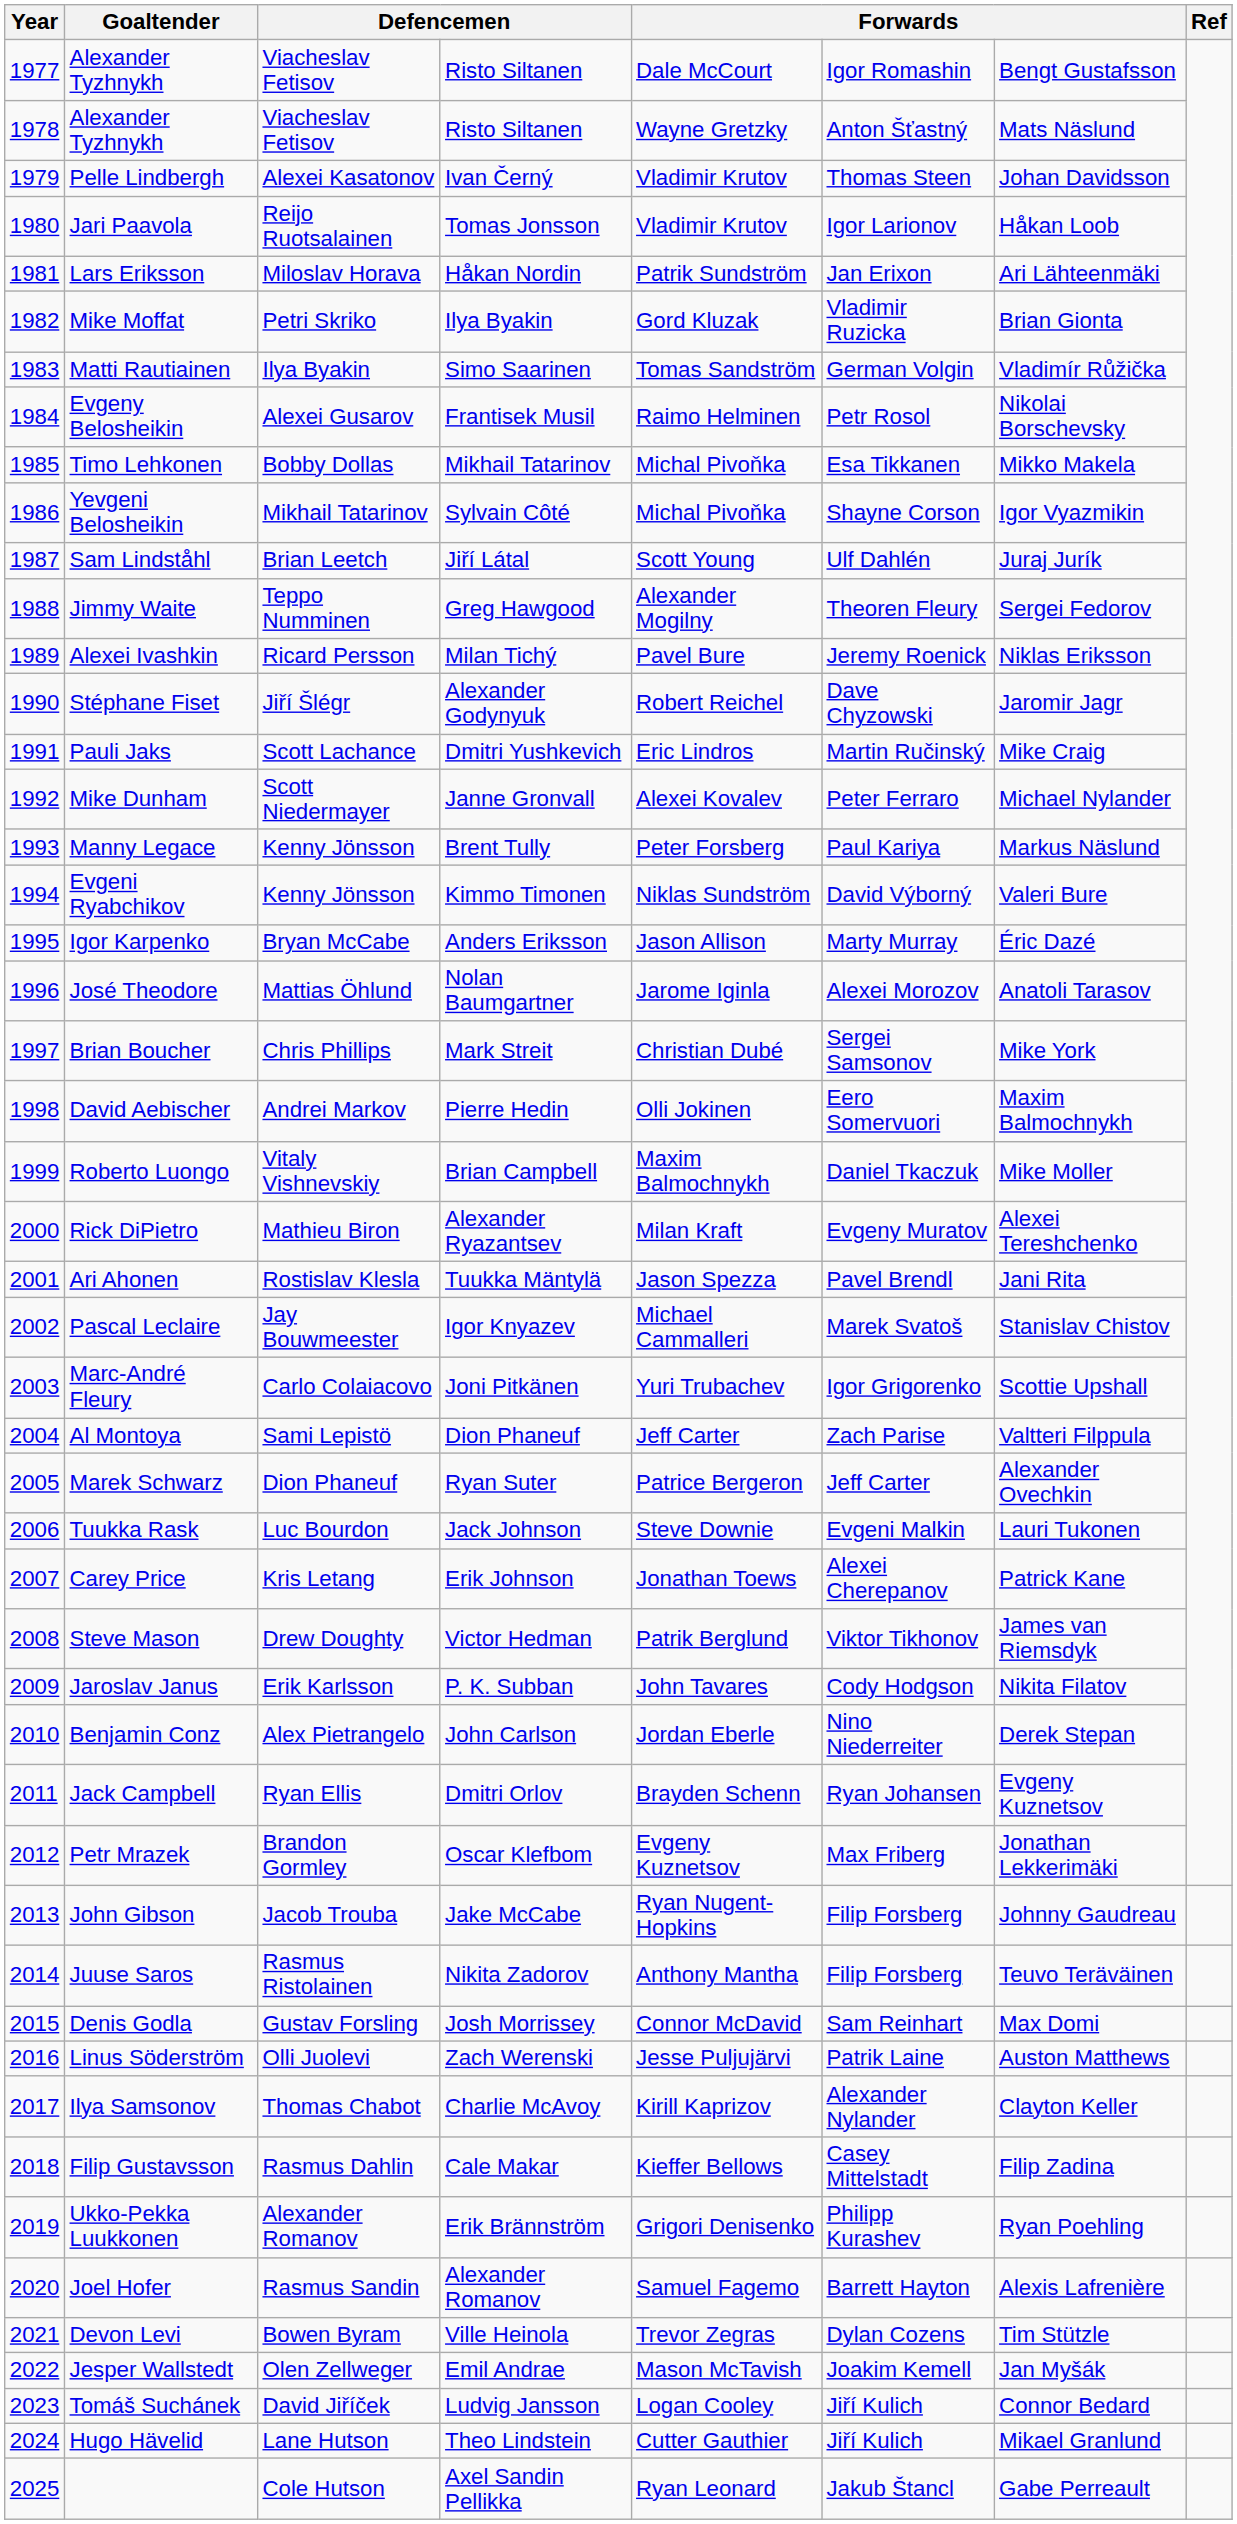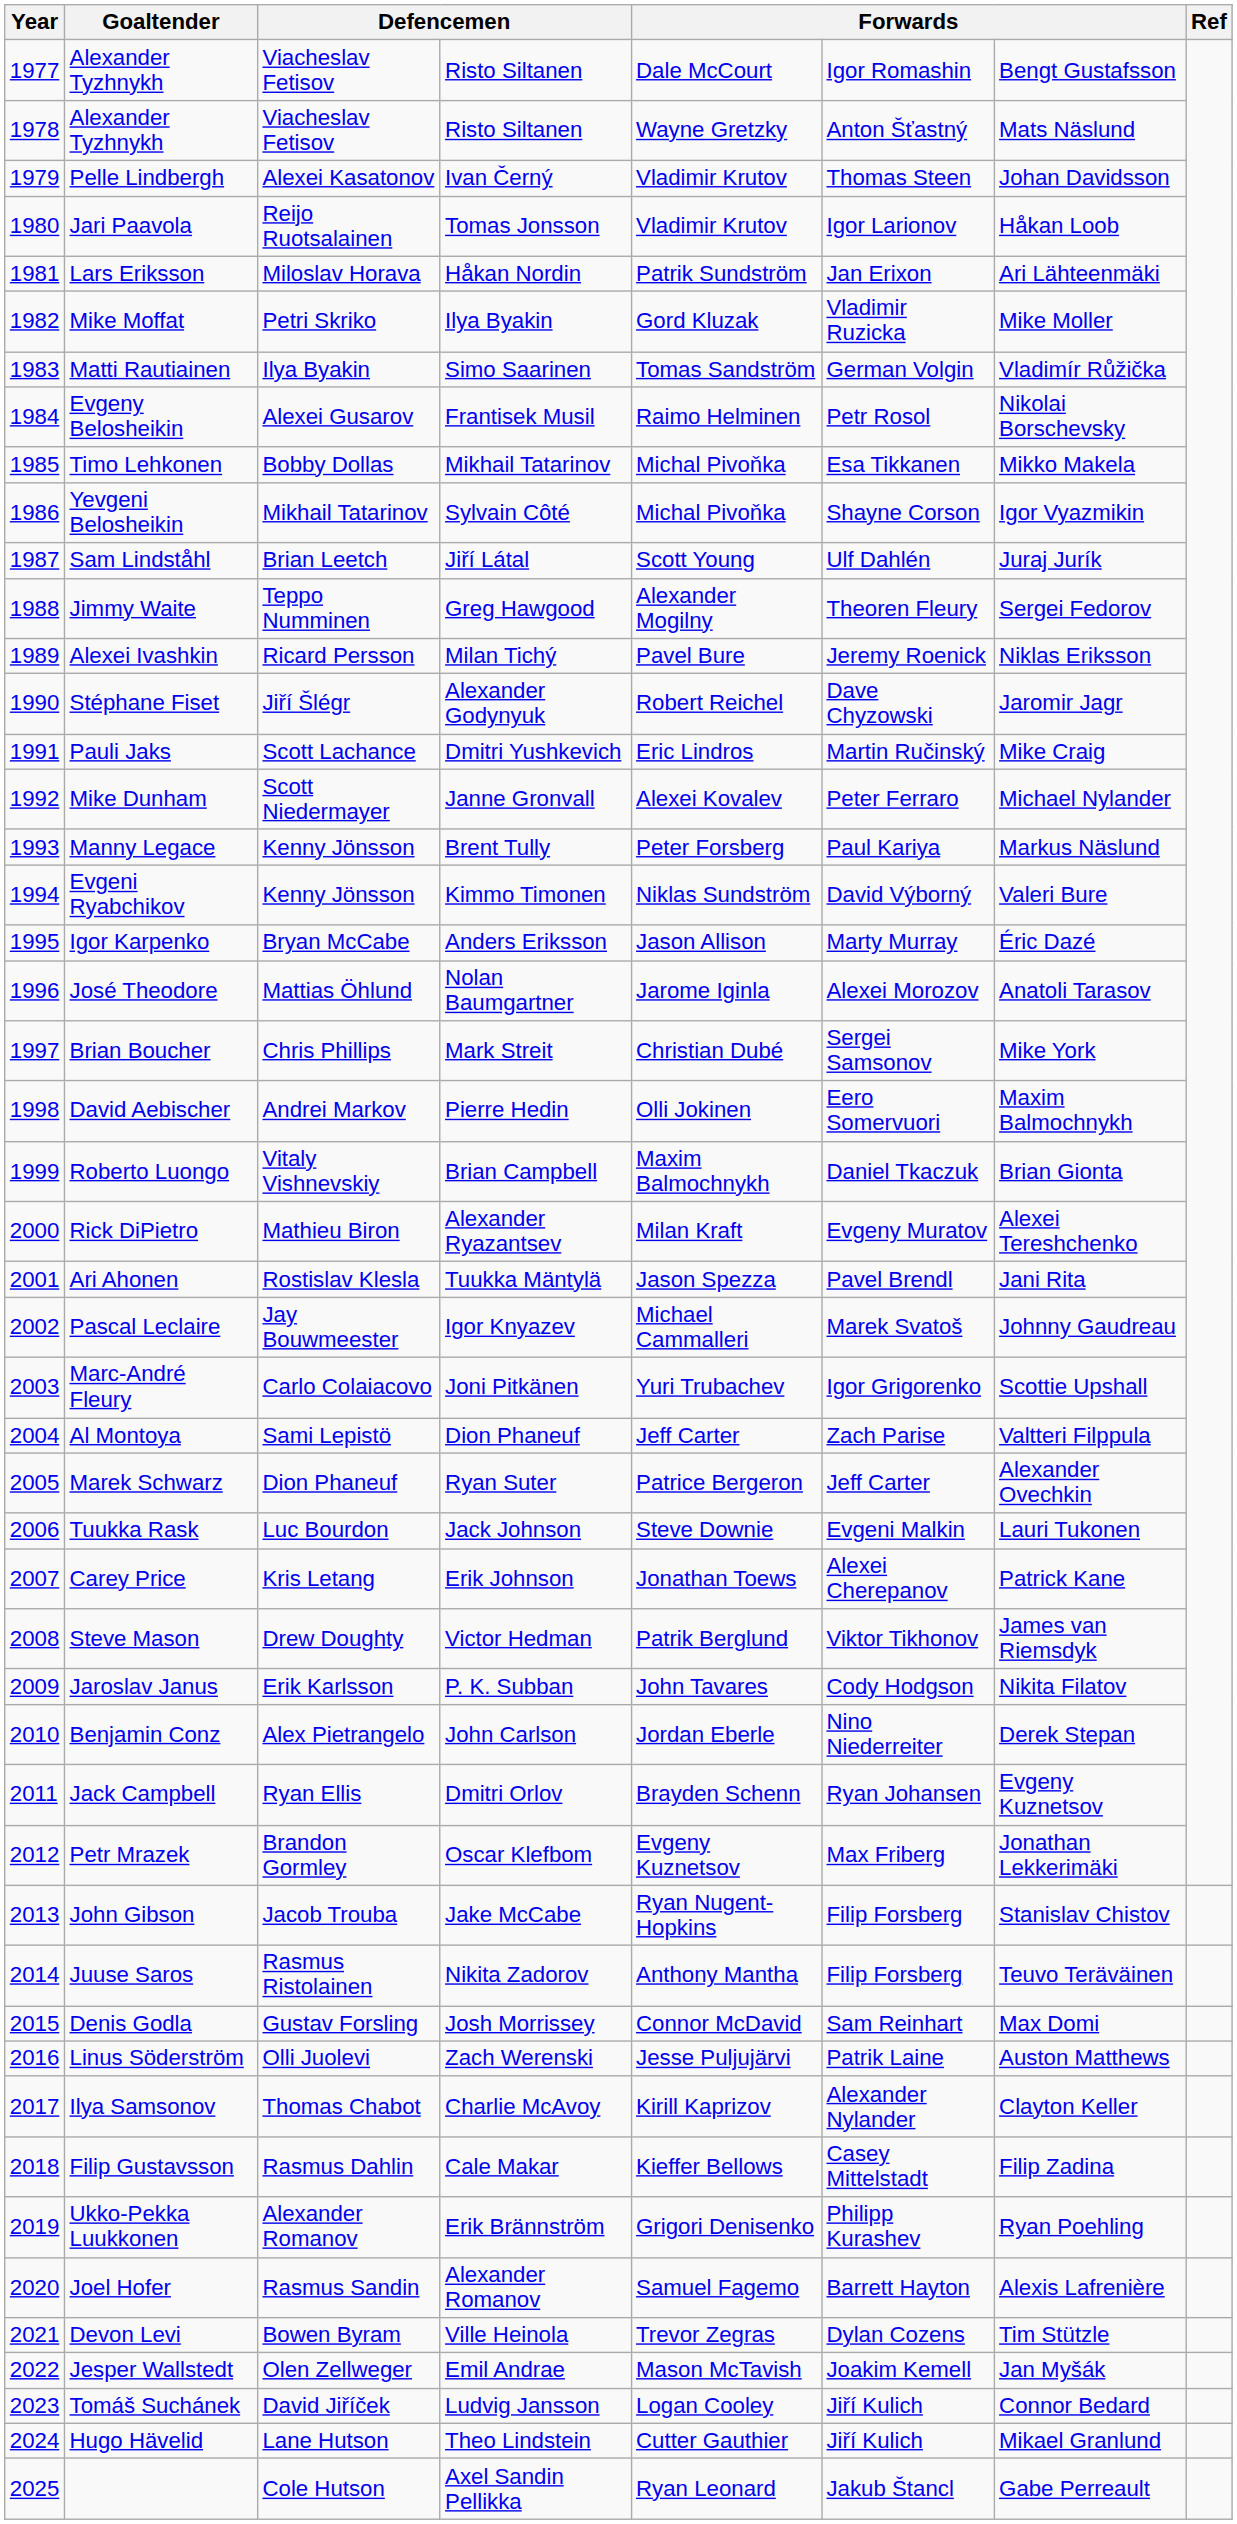(1061, 321) Brian Gionta -> (1056, 321) Mike Moller
(1056, 1171) Mike Moller -> (1061, 1171) Brian Gionta
(1084, 1326) Stanislav Chistov -> (1087, 1326) Johnny Gaudreau
(1087, 1915) Johnny Gaudreau -> (1084, 1915) Stanislav Chistov
